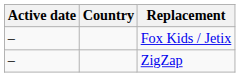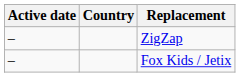rows swapped: (186, 38) <-> (162, 60)
